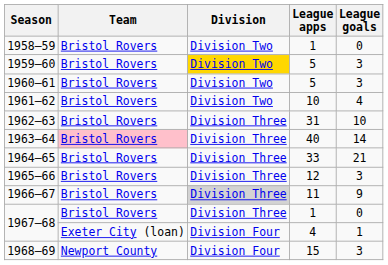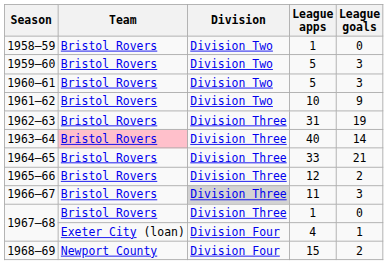(232, 64) gold background -> (232, 64) no background
(360, 102) 4 -> (360, 102) 9
(360, 120) 10 -> (360, 120) 19
(360, 176) 3 -> (360, 176) 2
(360, 195) 9 -> (360, 195) 3
(360, 251) 3 -> (360, 251) 2
